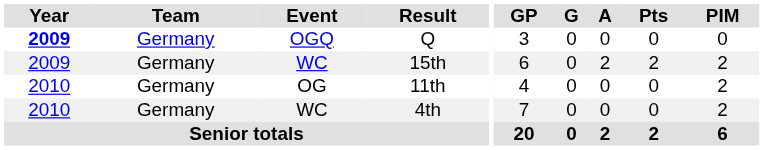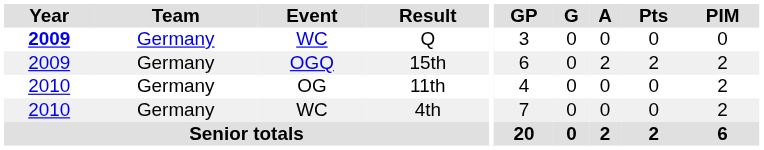(312, 39) OGQ -> (312, 39) WC
(312, 62) WC -> (312, 62) OGQ
